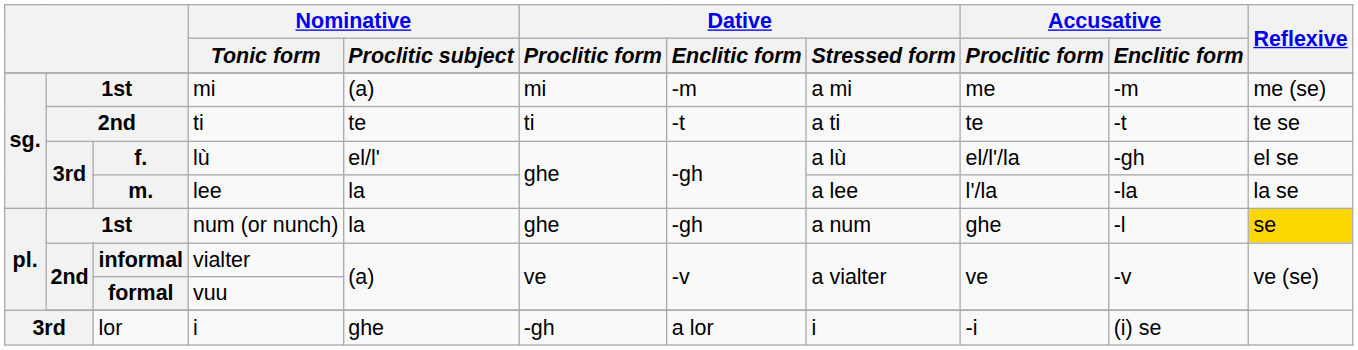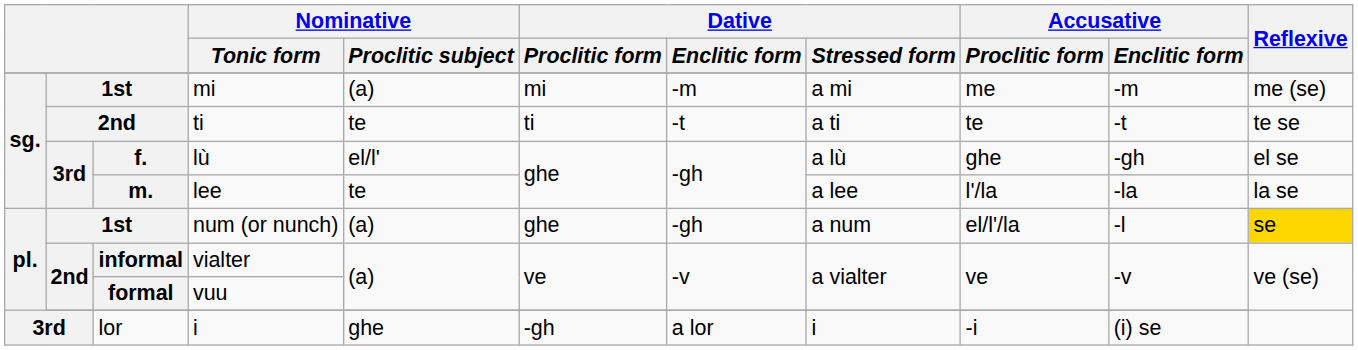(993, 157) el/l'/la -> (984, 157) ghe
(357, 191) la -> (357, 191) te
(357, 225) la -> (361, 225) (a)
(984, 225) ghe -> (993, 225) el/l'/la
